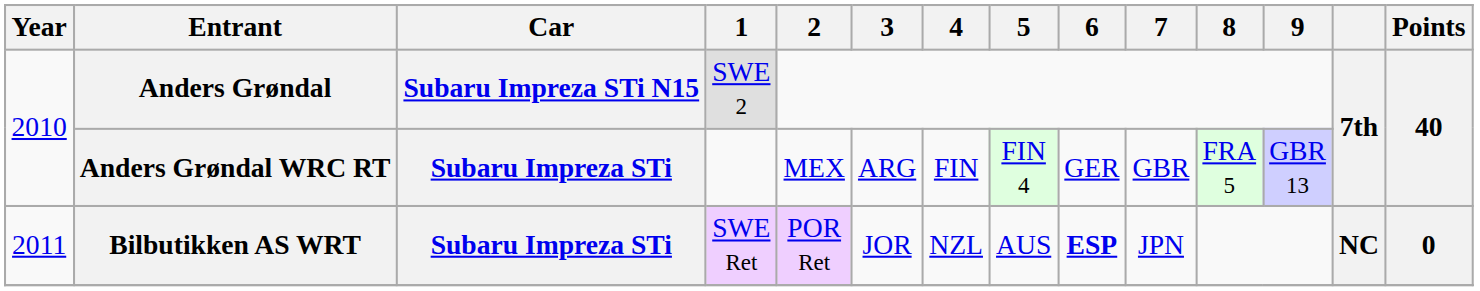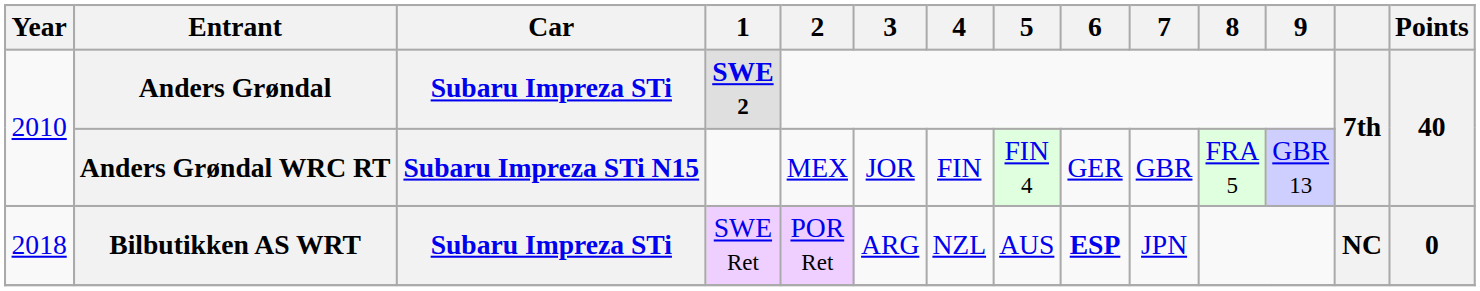(551, 88) Subaru Impreza STi N15 -> (551, 88) Subaru Impreza STi
(741, 87) normal -> (743, 88) bold
(551, 166) Subaru Impreza STi -> (551, 166) Subaru Impreza STi N15
(887, 166) ARG -> (890, 166) JOR
(39, 244) 2011 -> (39, 244) 2018
(887, 244) JOR -> (890, 244) ARG
